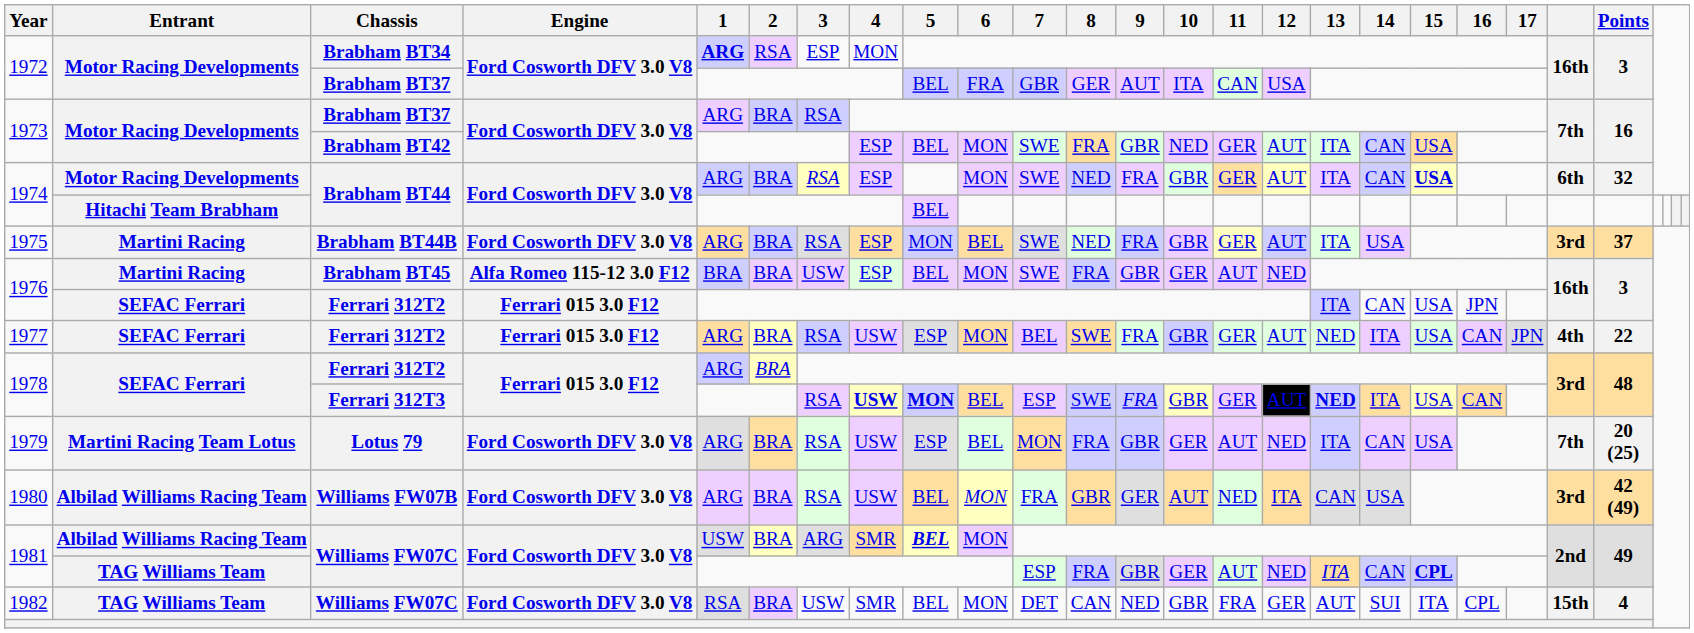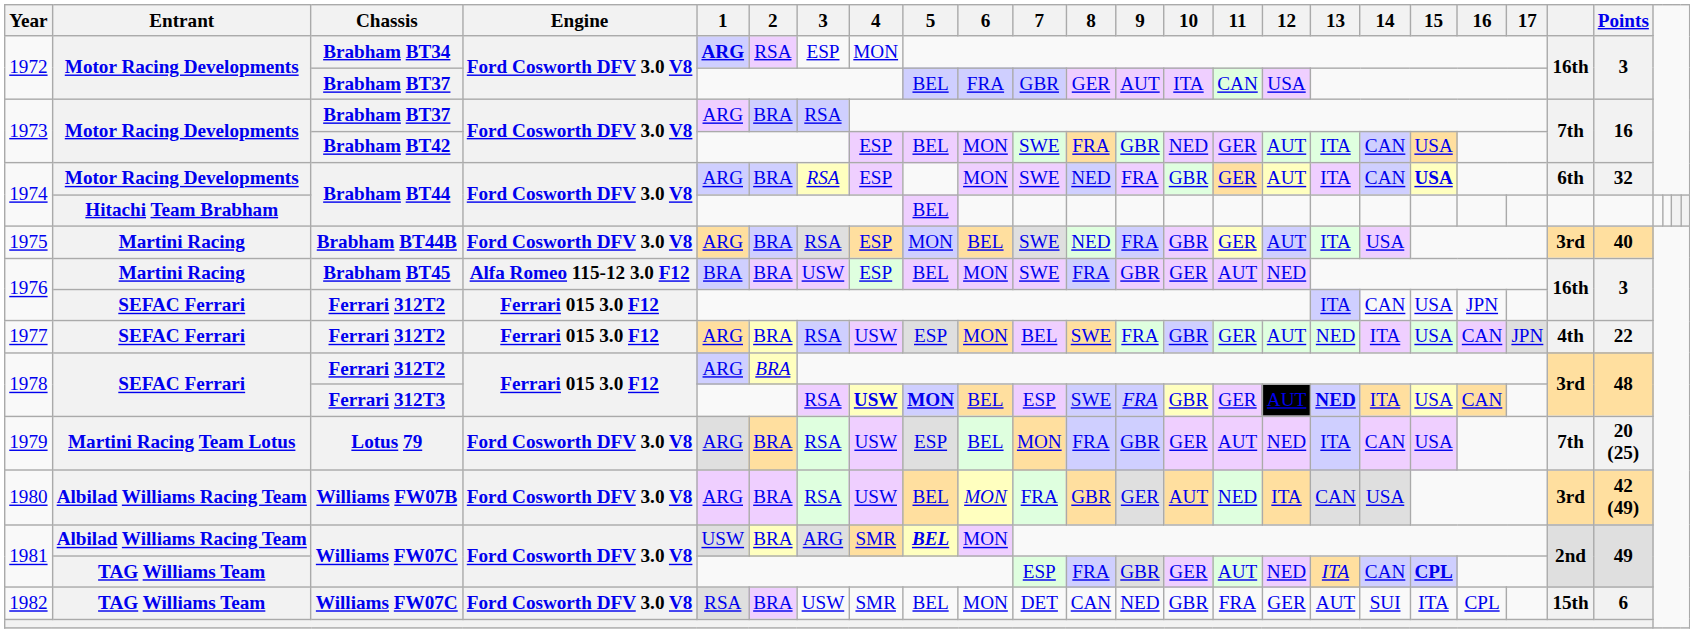(1623, 241) 37 -> (1623, 241) 40
(1623, 602) 4 -> (1623, 602) 6
